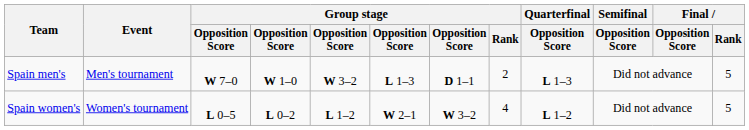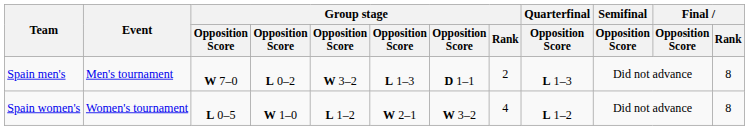(280, 81) W 1–0 -> (280, 81) L 0–2
(728, 74) 5 -> (728, 74) 8
(280, 115) L 0–2 -> (280, 115) W 1–0
(728, 108) 5 -> (728, 108) 8
